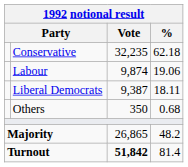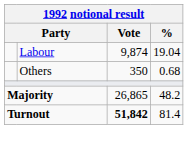- row: (44, 52)
(167, 71) 19.06 -> (167, 52) 19.04
- row: (58, 90)
